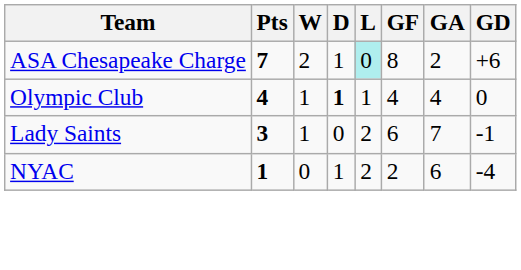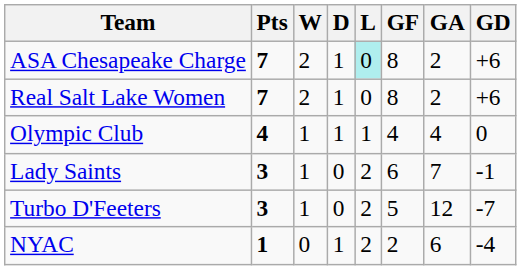+ row: (118, 97)
(338, 97) bold -> (338, 134) normal
+ row: (85, 208)
